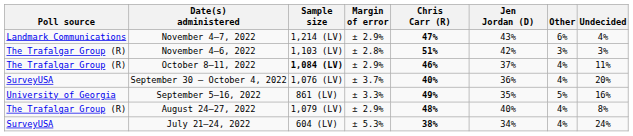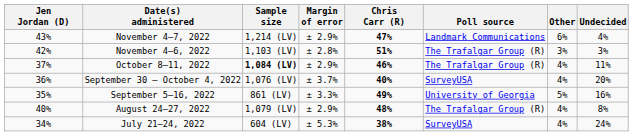columns swapped: (66, 22) <-> (508, 17)
